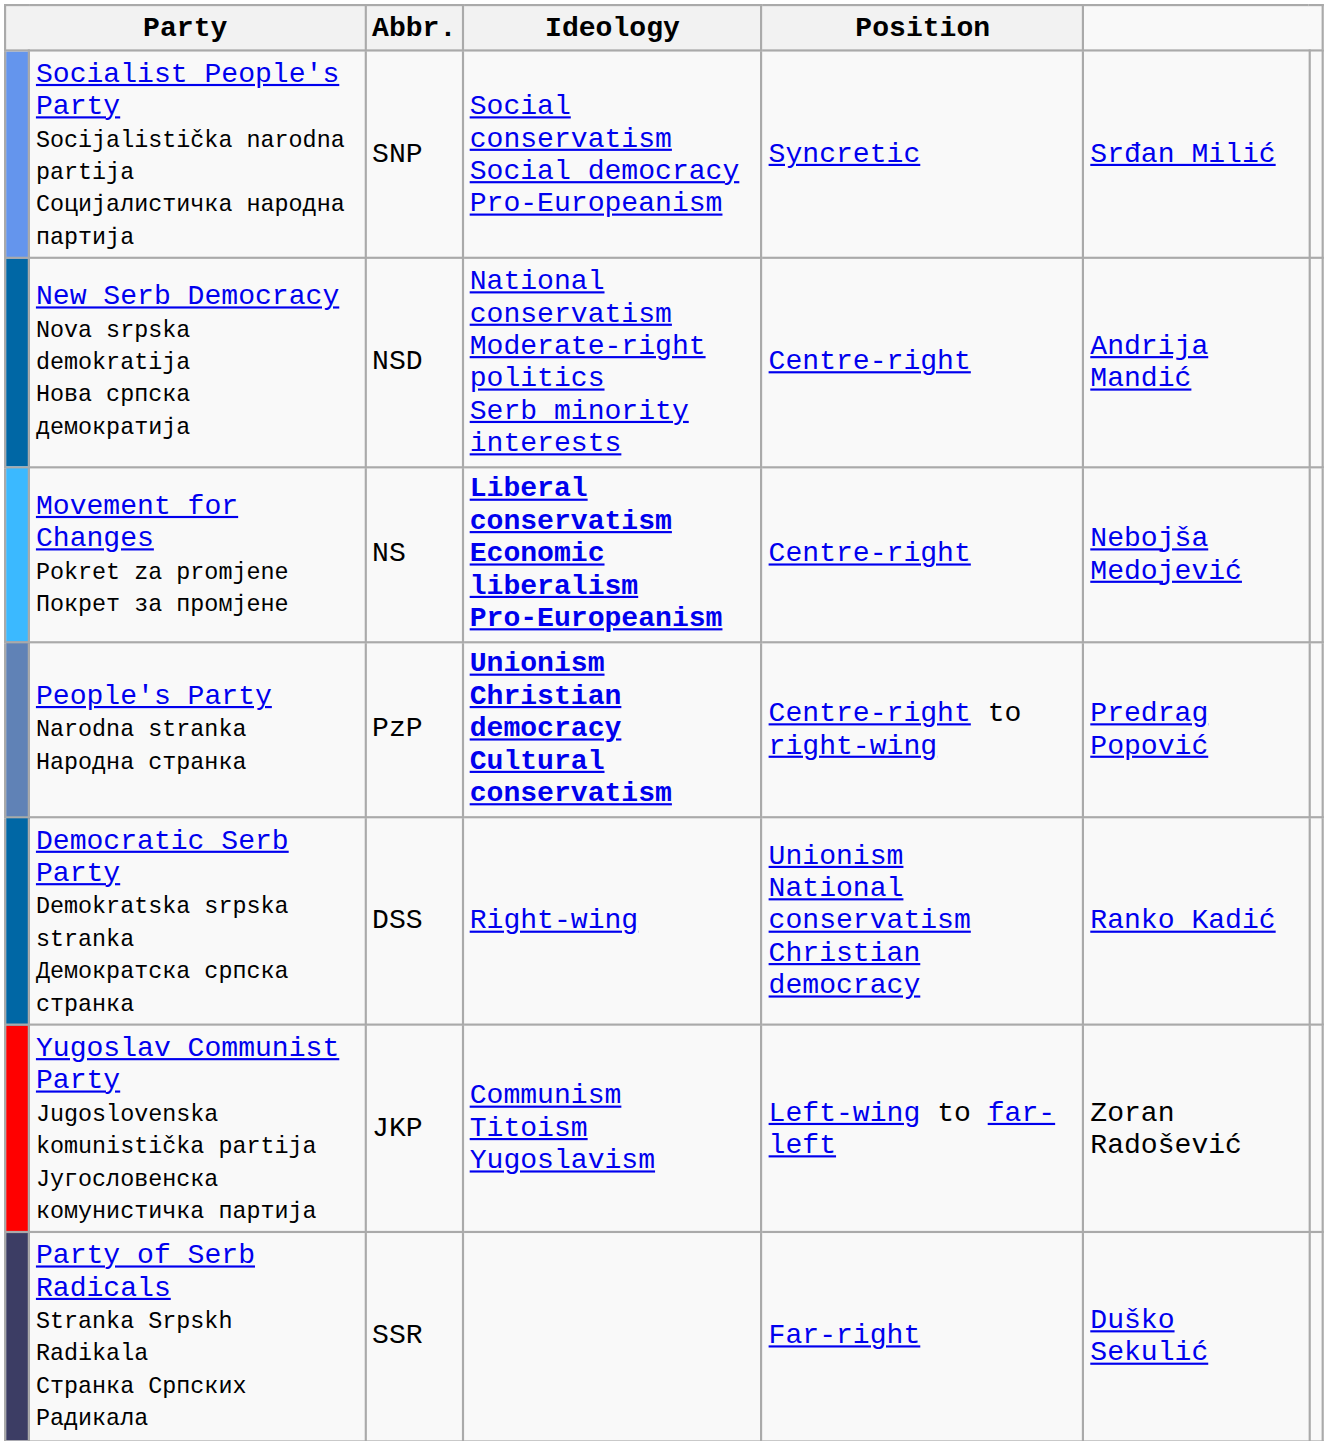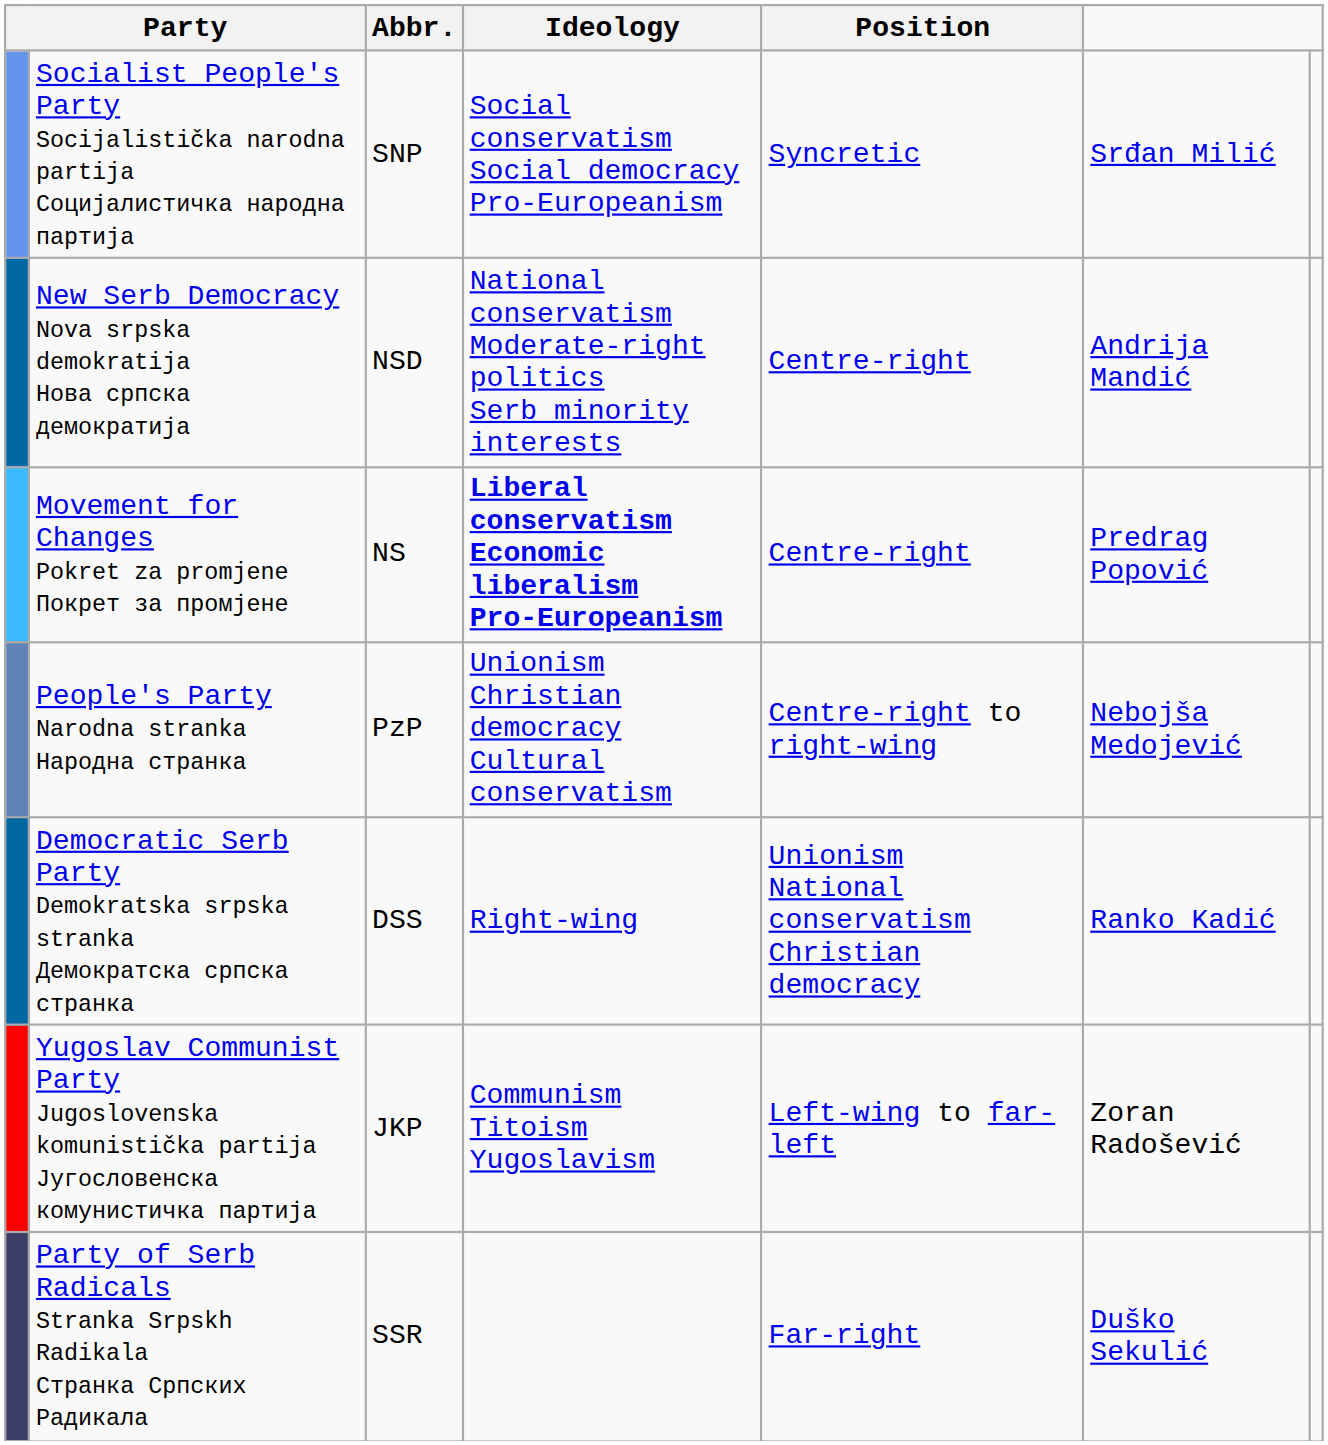(1166, 554) Nebojša Medojević -> (1149, 554) Predrag Popović
(571, 729) bold -> (571, 729) normal
(1149, 729) Predrag Popović -> (1166, 729) Nebojša Medojević
